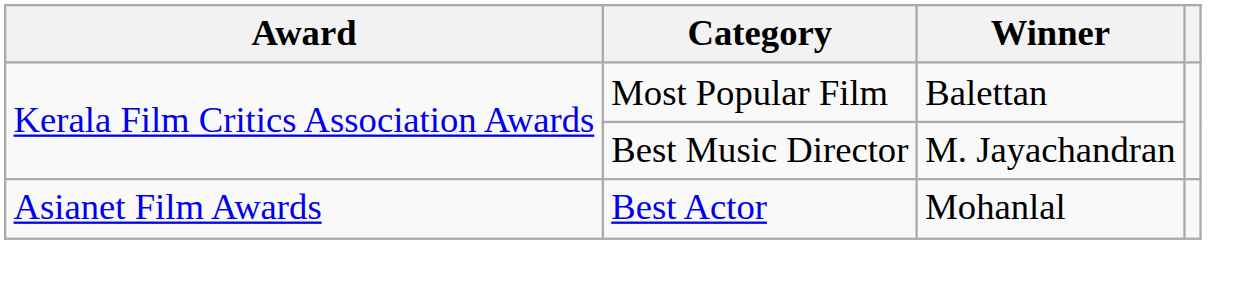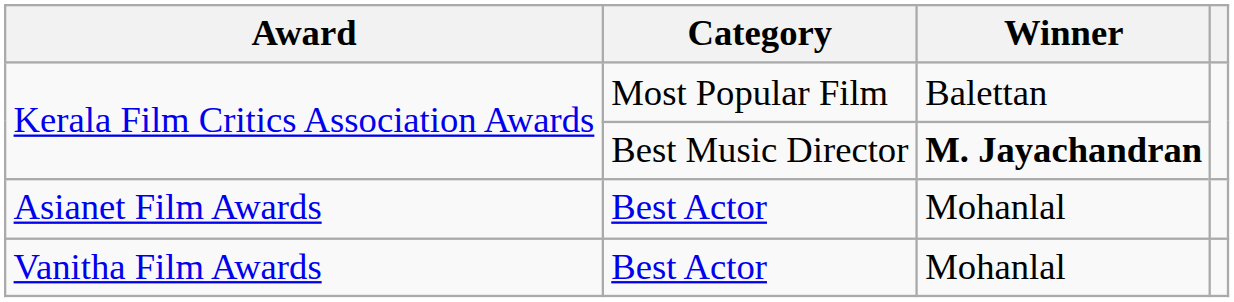(1050, 149) normal -> (1064, 149) bold
+ row: (168, 265)
